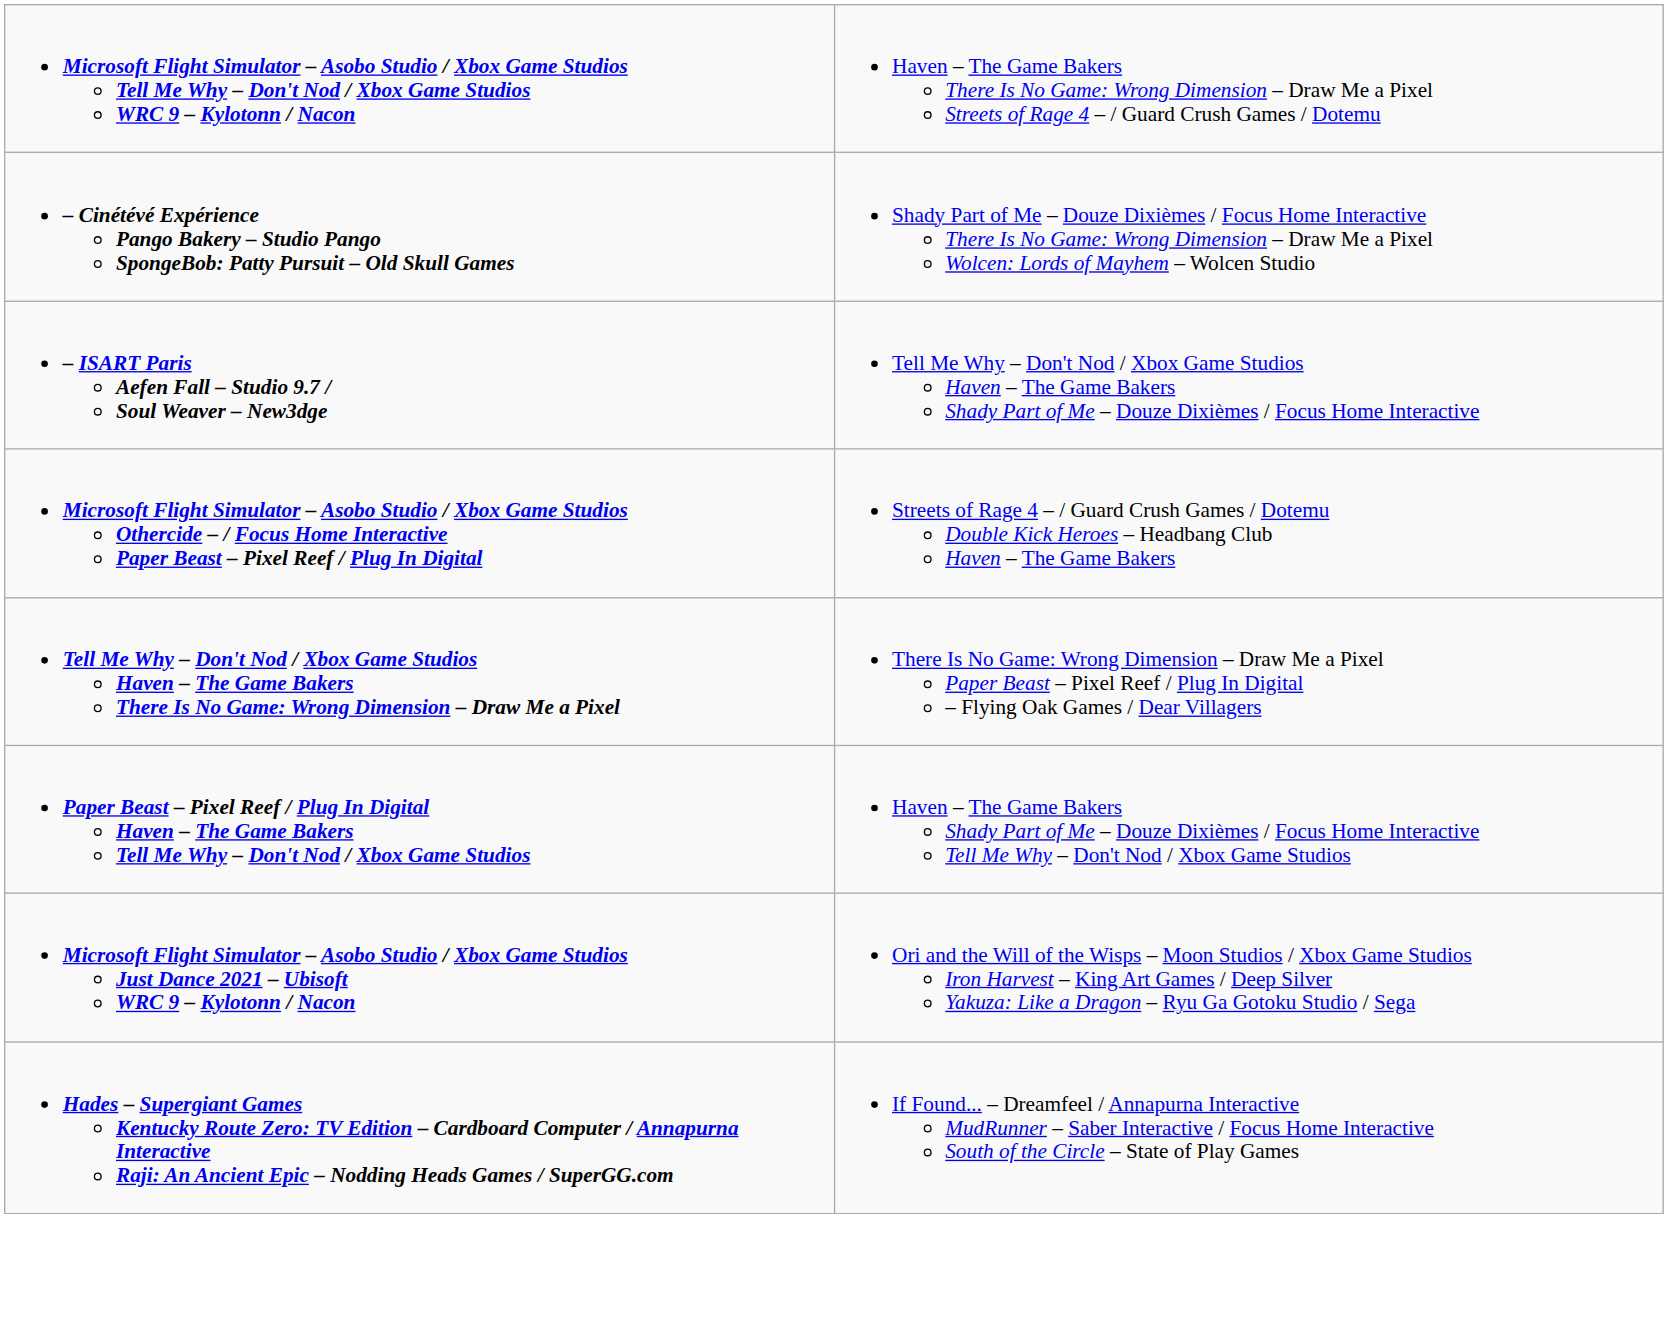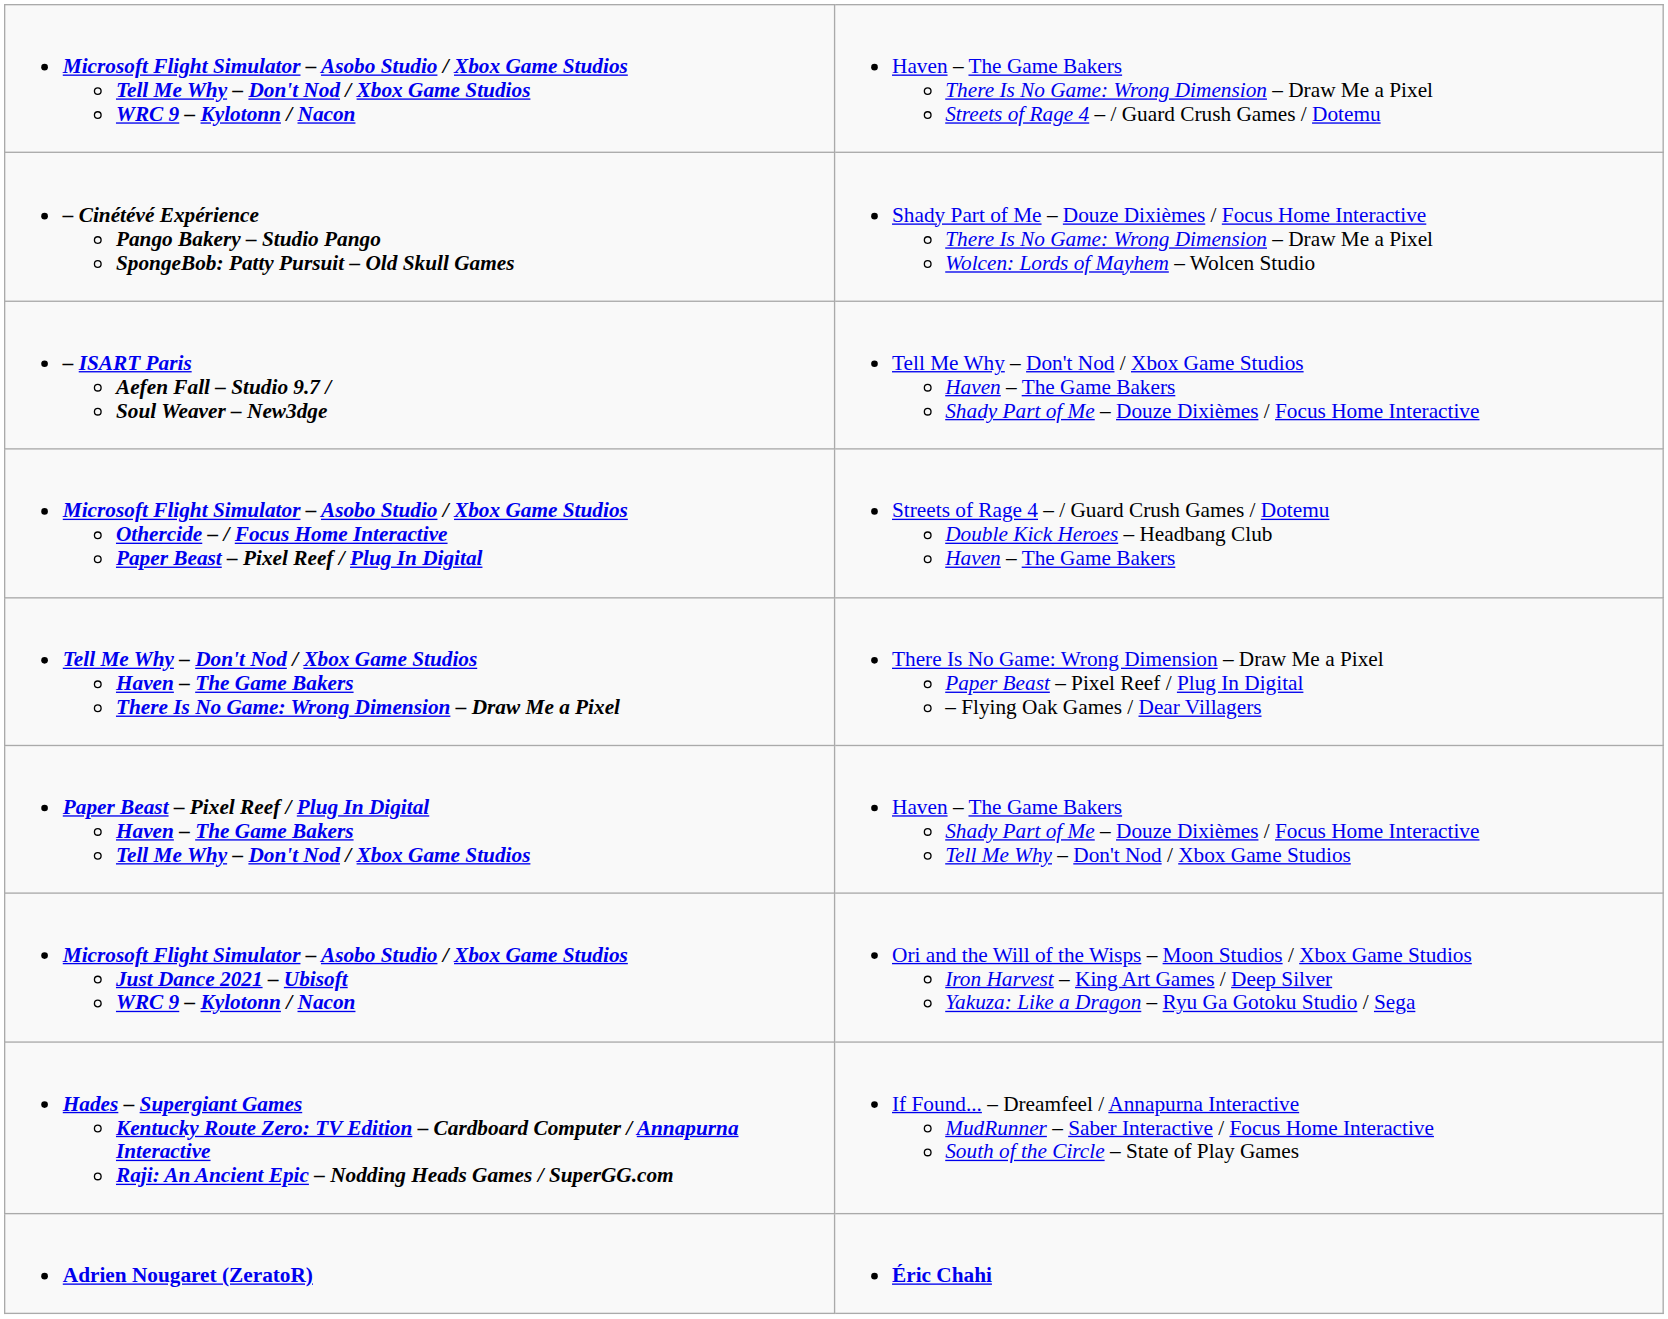+ row: (419, 1276)
